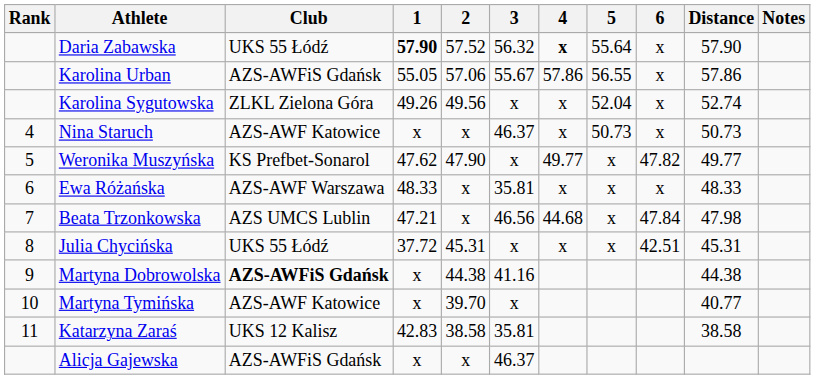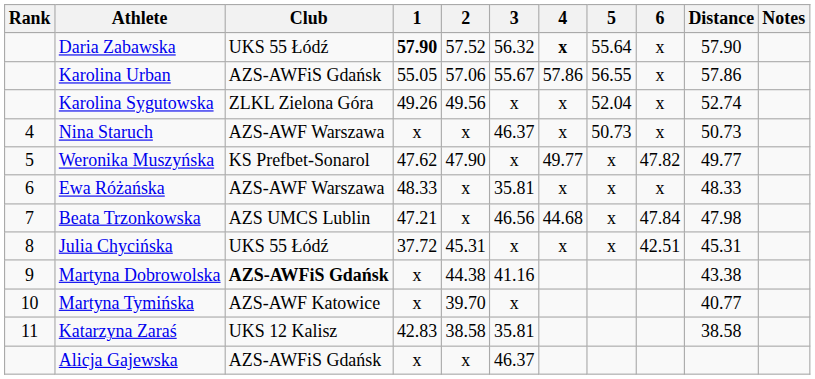(304, 132) AZS-AWF Katowice -> (307, 132) AZS-AWF Warszawa
(721, 274) 44.38 -> (721, 274) 43.38
